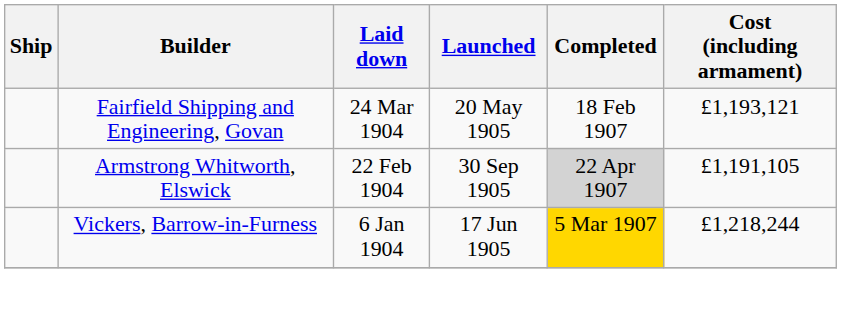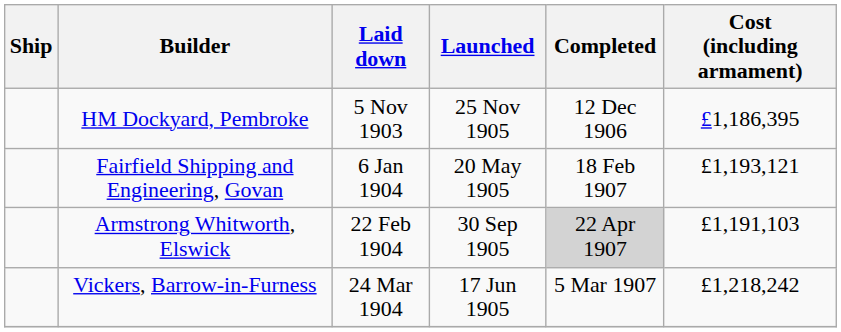+ row: (195, 118)
(382, 118) 24 Mar 1904 -> (381, 177) 6 Jan 1904
(750, 165) £1,191,105 -> (750, 224) £1,191,103
(382, 237) 6 Jan 1904 -> (381, 296) 24 Mar 1904
(605, 224) gold background -> (605, 284) no background
(750, 224) £1,218,244 -> (750, 284) £1,218,242
